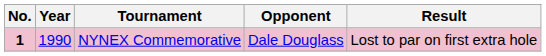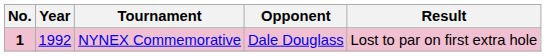(55, 40) 1990 -> (55, 40) 1992
